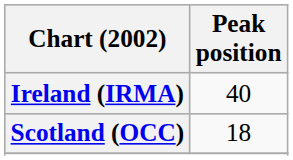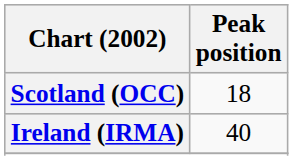rows swapped: (97, 93) <-> (97, 133)
